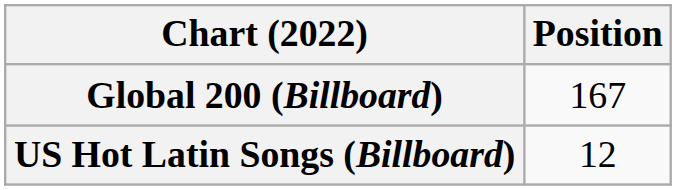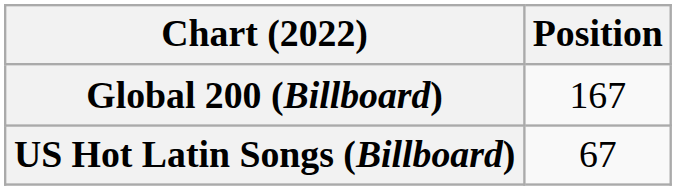(598, 154) 12 -> (598, 154) 67
